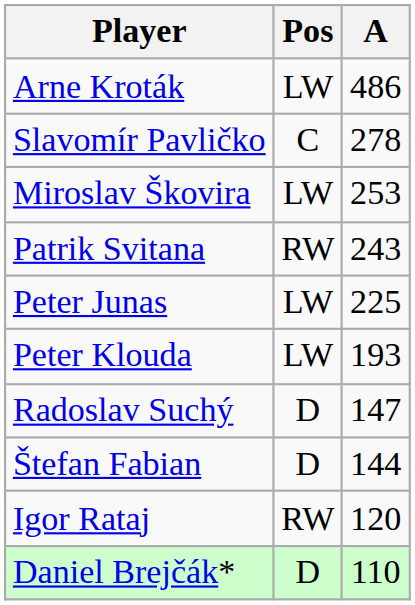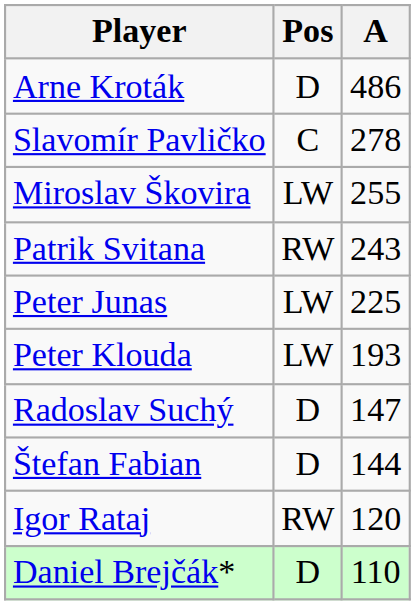(308, 85) LW -> (308, 85) D
(376, 193) 253 -> (376, 193) 255
